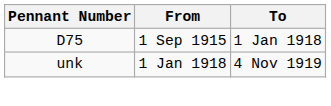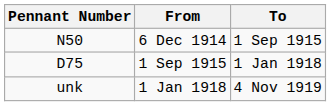+ row: (183, 40)
